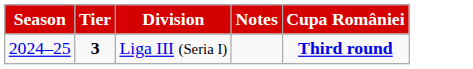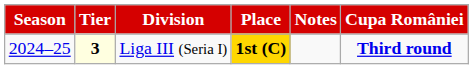+ column: (261, 19)
(95, 48) no background -> (95, 48) lightyellow background
